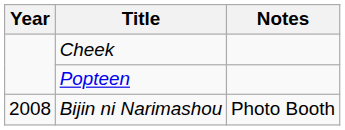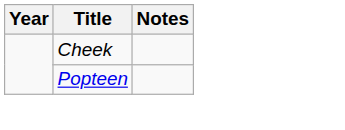- row: (141, 109)
